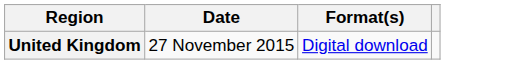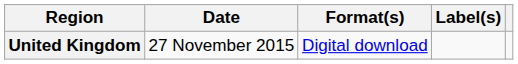+ column: (468, 18)
